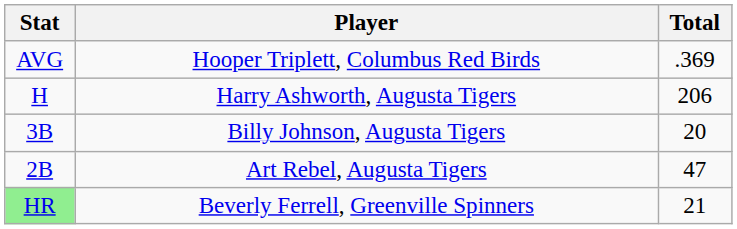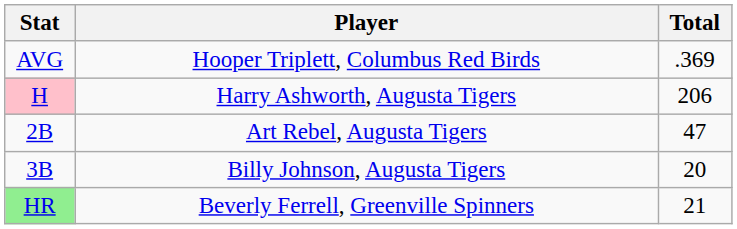(40, 95) no background -> (40, 95) pink background
rows swapped: (366, 168) <-> (366, 132)
